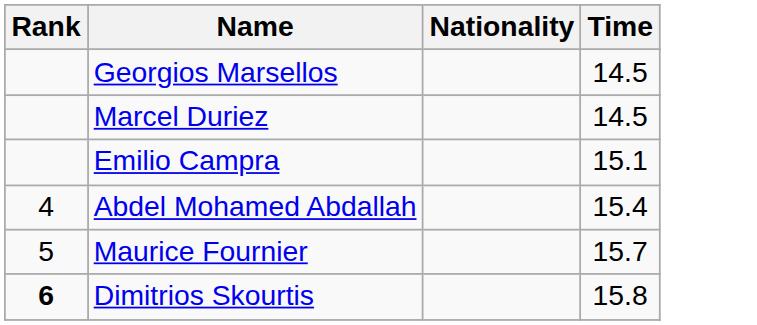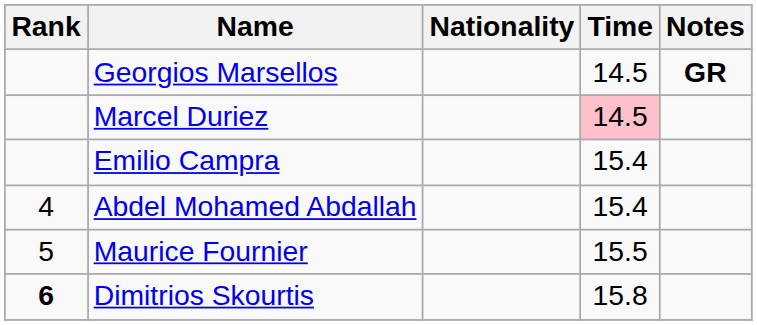+ column: (705, 26)
(620, 116) no background -> (620, 116) pink background
(620, 161) 15.1 -> (620, 161) 15.4
(620, 251) 15.7 -> (620, 251) 15.5
